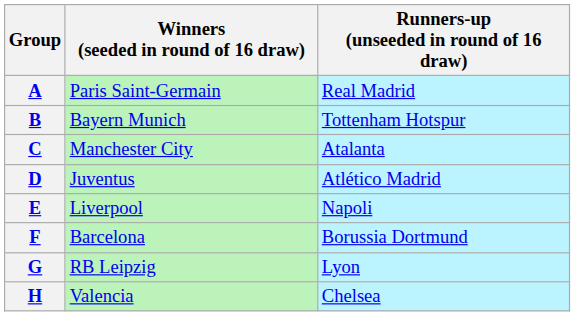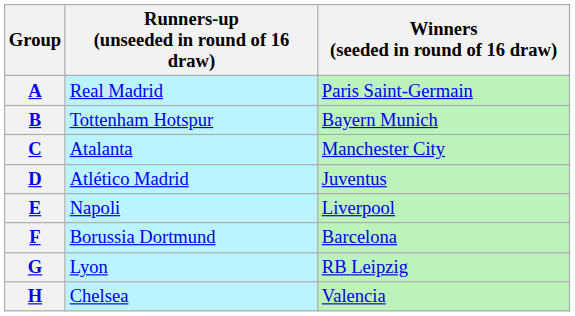columns swapped: (191, 40) <-> (444, 40)
